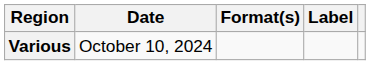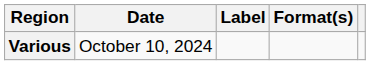columns swapped: (260, 18) <-> (331, 18)
